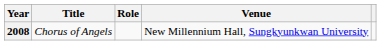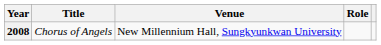columns swapped: (128, 13) <-> (256, 13)
